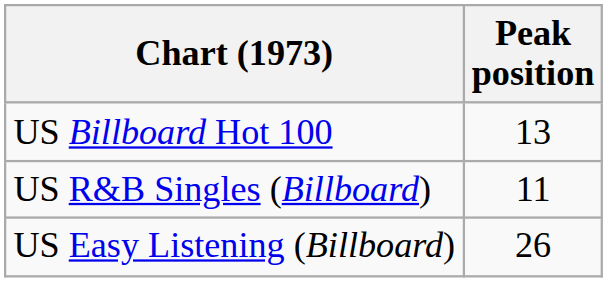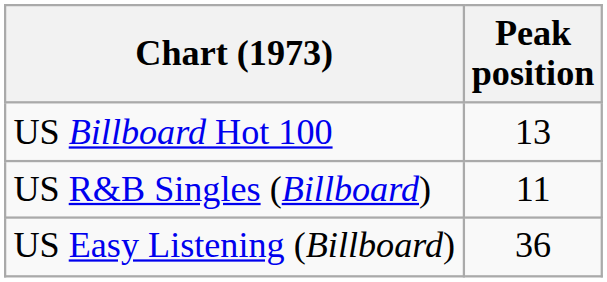(533, 245) 26 -> (533, 245) 36
